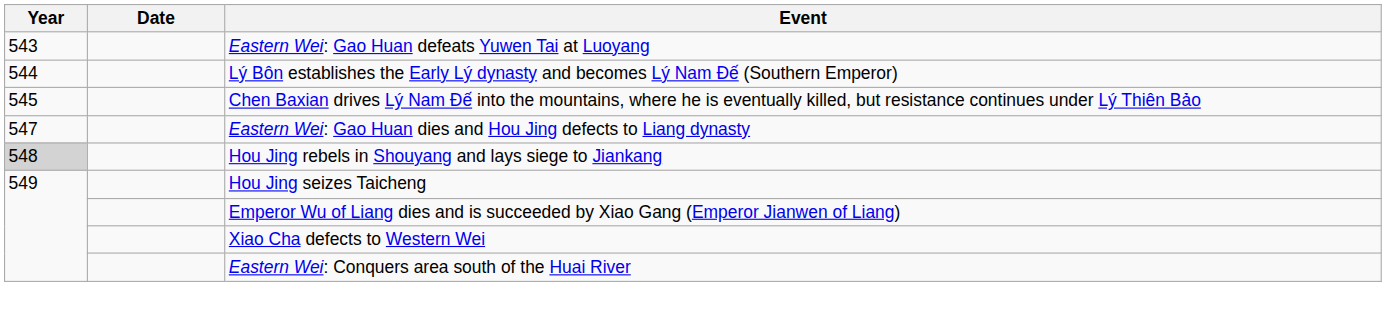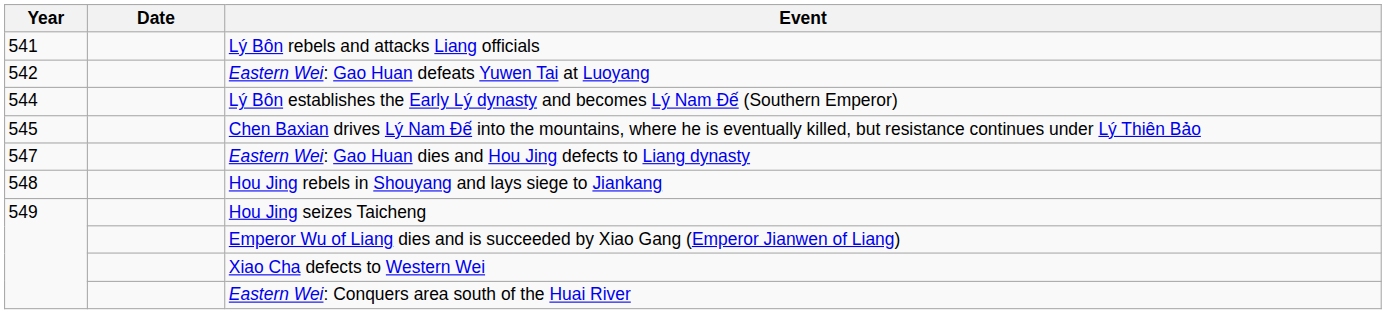+ row: (384, 45)
(23, 45) 543 -> (23, 73) 542
(23, 156) lightgrey background -> (23, 184) no background
